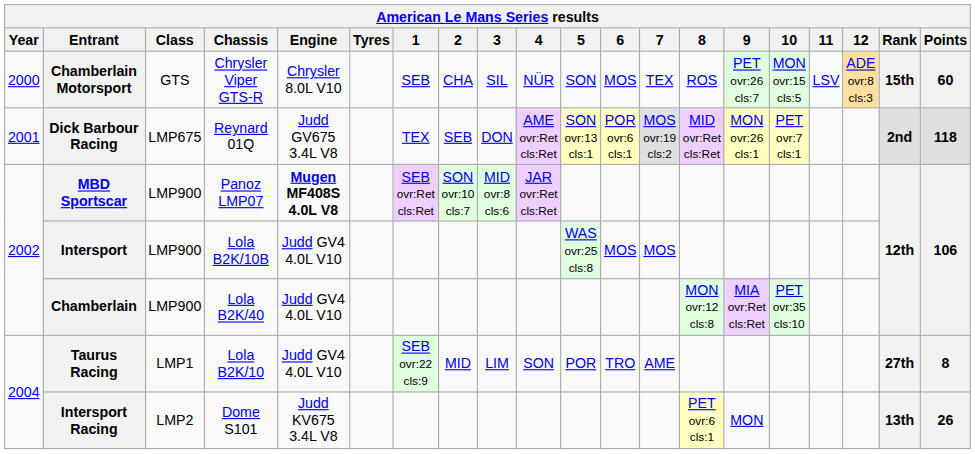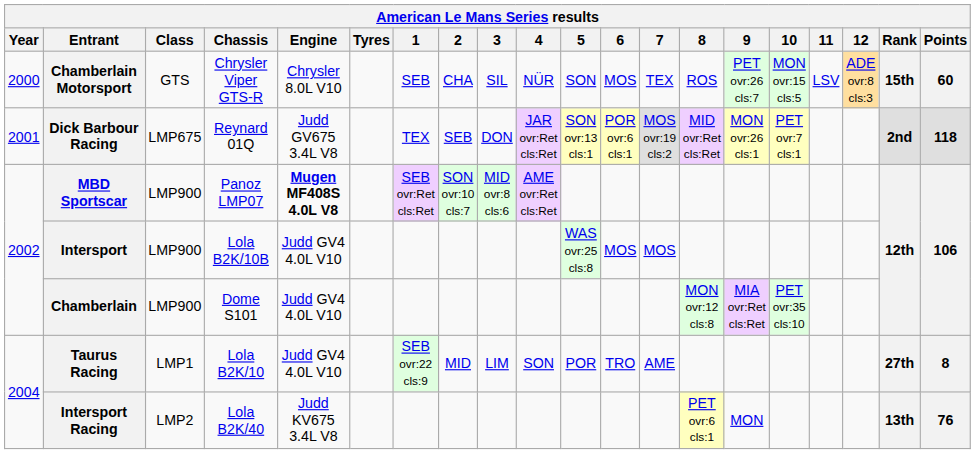(539, 136) AME ovr:Ret cls:Ret -> (539, 136) JAR ovr:Ret cls:Ret
(539, 192) JAR ovr:Ret cls:Ret -> (539, 192) AME ovr:Ret cls:Ret
(241, 306) Lola B2K/40 -> (241, 306) Dome S101
(241, 420) Dome S101 -> (241, 420) Lola B2K/40
(945, 420) 26 -> (945, 420) 76
